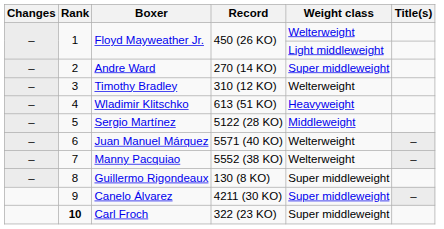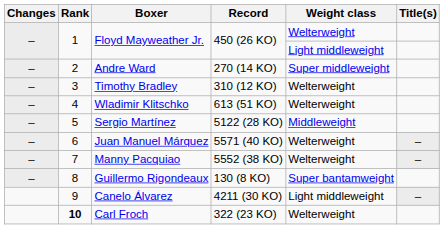(321, 104) Heavyweight -> (321, 104) Welterweight
(339, 178) Super middleweight -> (341, 178) Super bantamweight
(339, 196) Super middleweight -> (336, 196) Light middleweight
(339, 214) Super middleweight -> (321, 214) Welterweight
